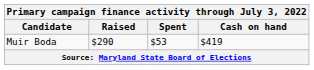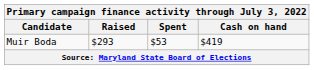(102, 42) $290 -> (102, 42) $293
